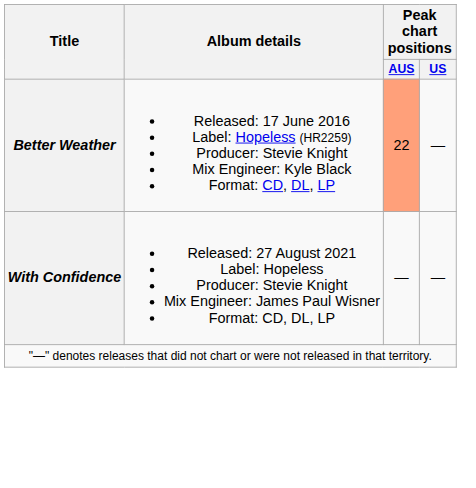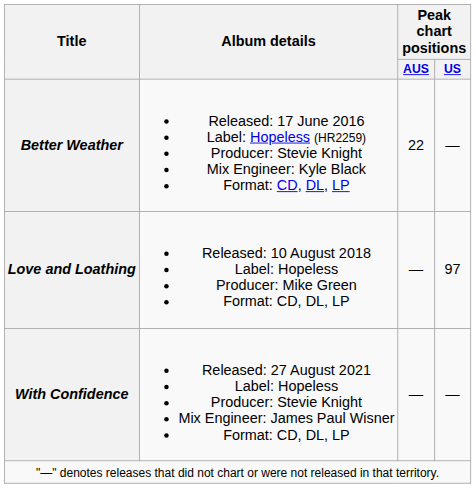(401, 145) lightsalmon background -> (416, 145) no background
+ row: (72, 269)
